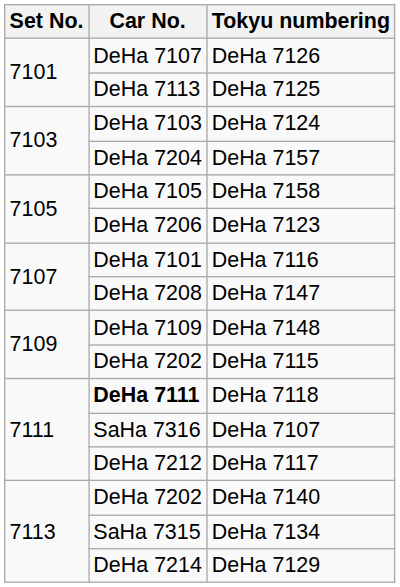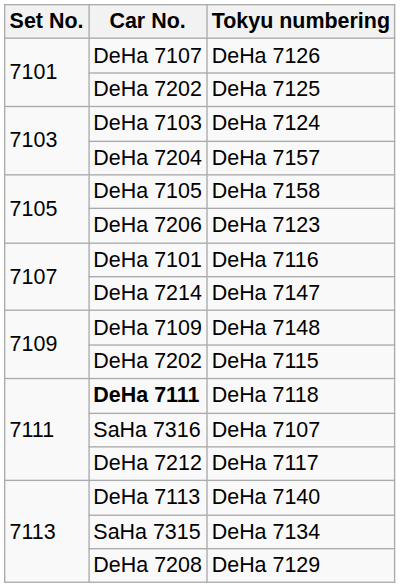(147, 89) DeHa 7113 -> (148, 89) DeHa 7202
(148, 293) DeHa 7208 -> (148, 293) DeHa 7214
(148, 497) DeHa 7202 -> (147, 497) DeHa 7113
(148, 565) DeHa 7214 -> (148, 565) DeHa 7208
